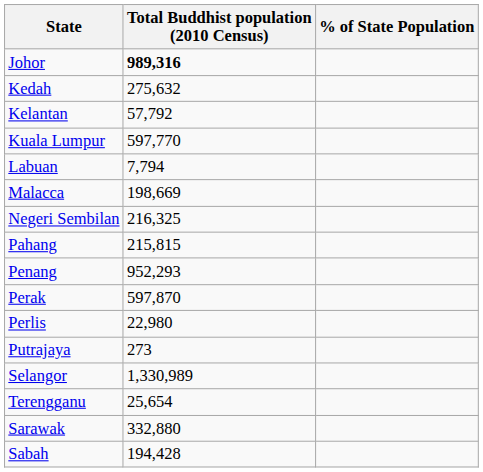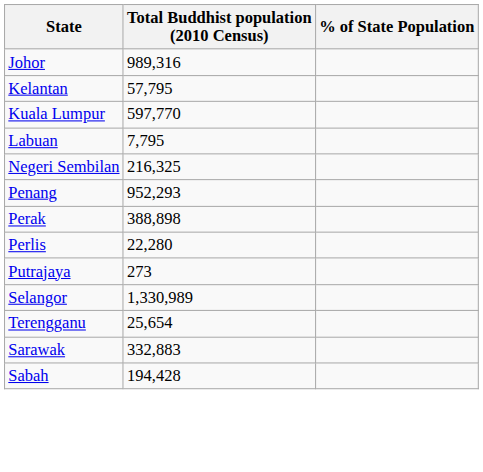(154, 62) bold -> (154, 62) normal
- row: (30, 88)
(150, 114) 57,792 -> (150, 88) 57,795
(146, 166) 7,794 -> (146, 140) 7,795
- row: (36, 192)
- row: (33, 245)
(154, 297) 597,870 -> (154, 219) 388,898
(150, 323) 22,980 -> (150, 245) 22,280
(154, 428) 332,880 -> (154, 349) 332,883
